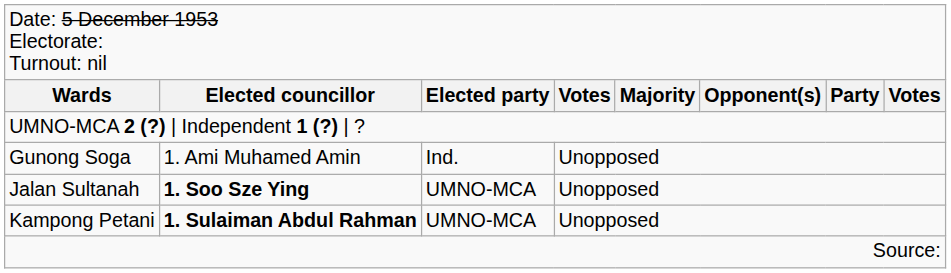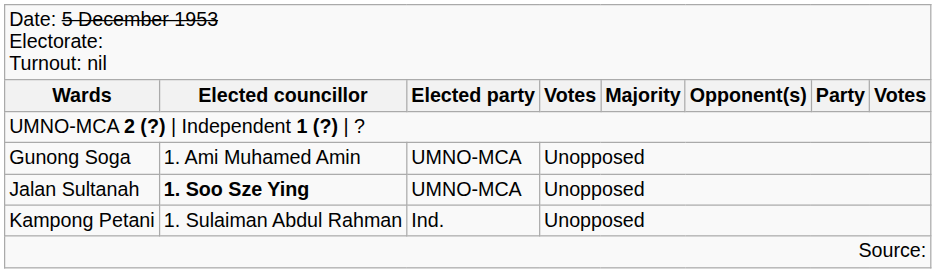(442, 158) Ind. -> (467, 158) UMNO-MCA
(290, 220) bold -> (283, 220) normal
(481, 220) UMNO-MCA -> (428, 220) Ind.
